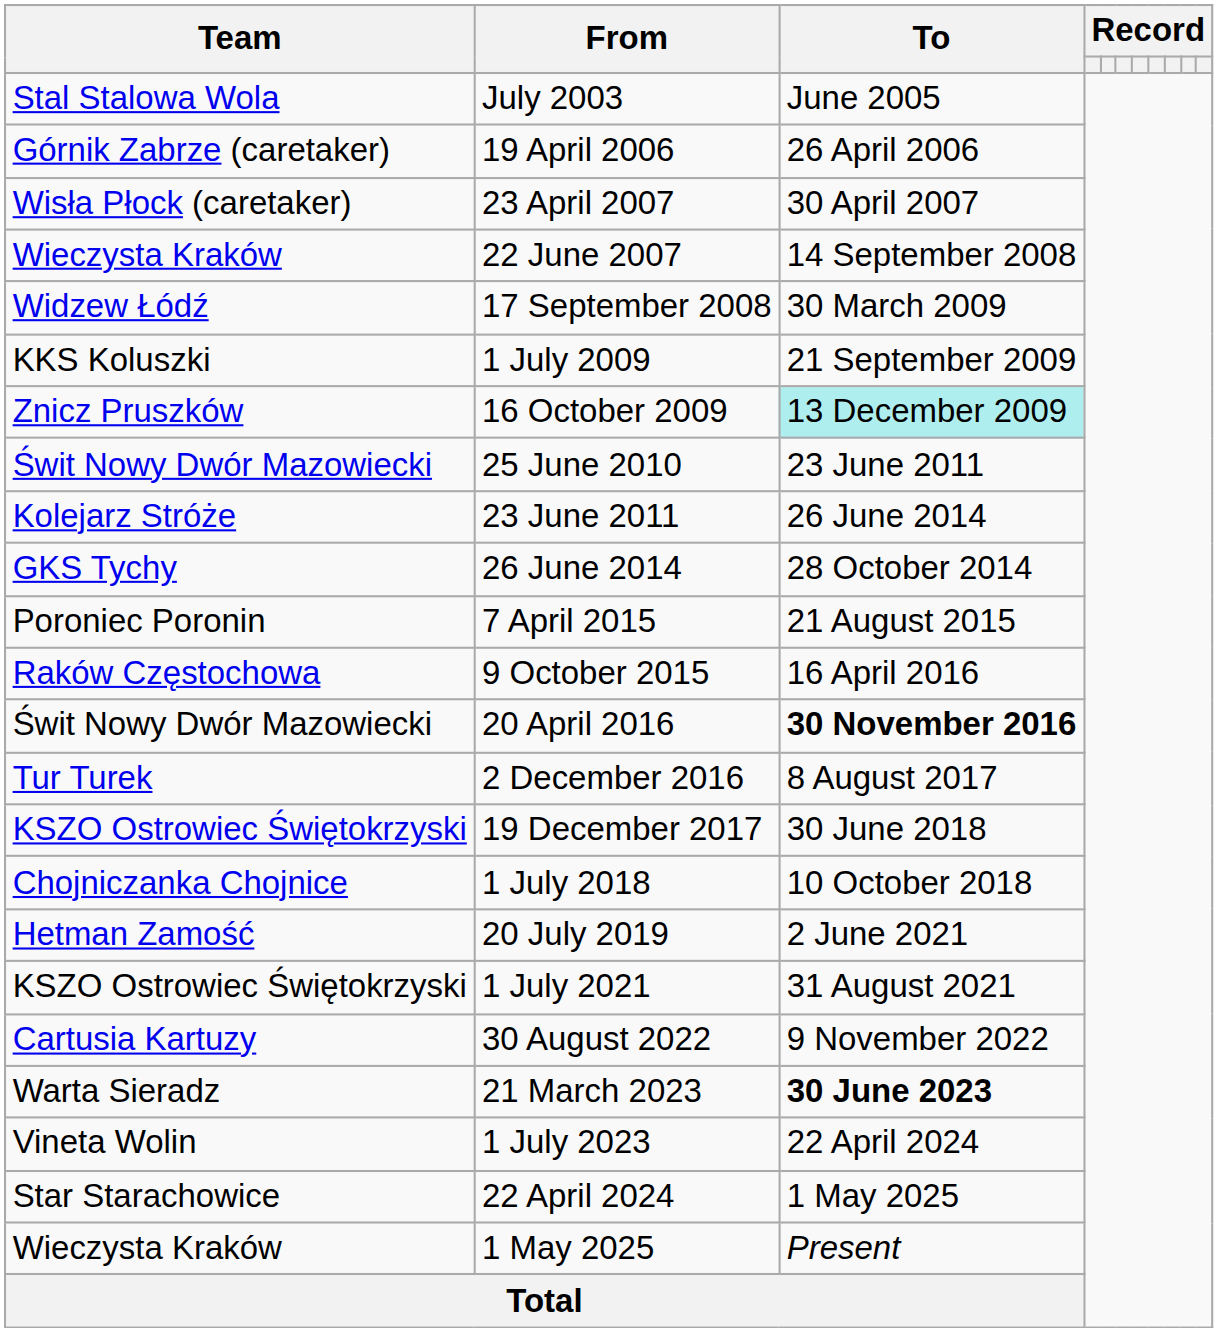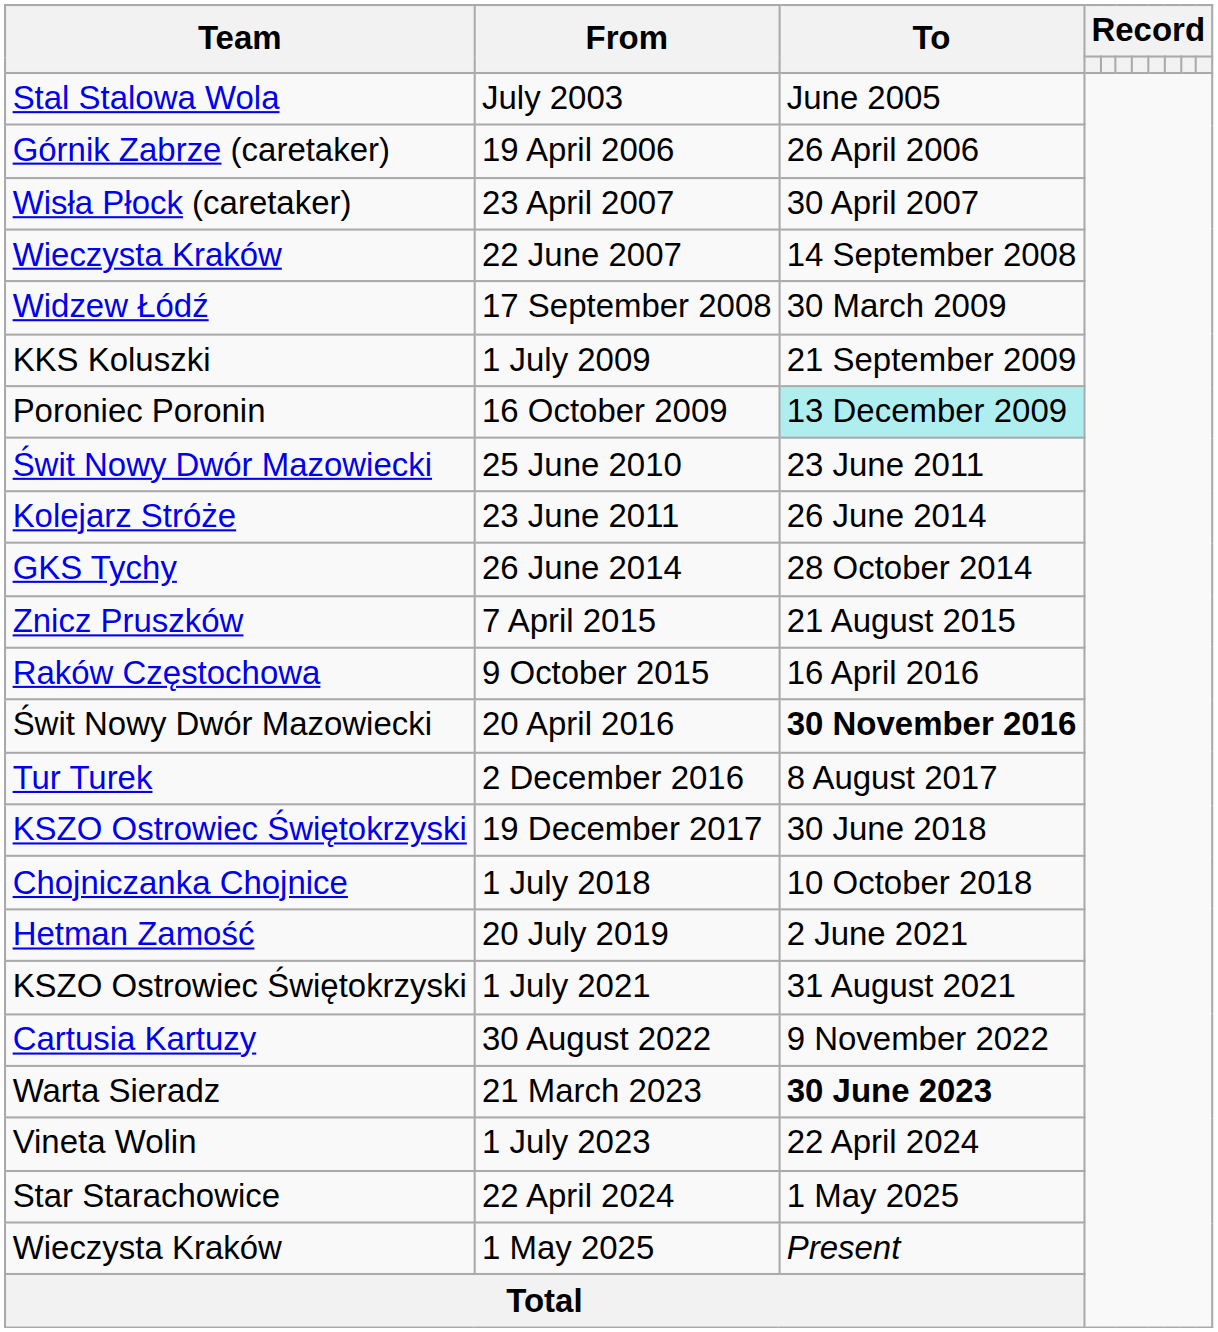(128, 411) Znicz Pruszków -> (139, 411) Poroniec Poronin
(139, 620) Poroniec Poronin -> (128, 620) Znicz Pruszków
